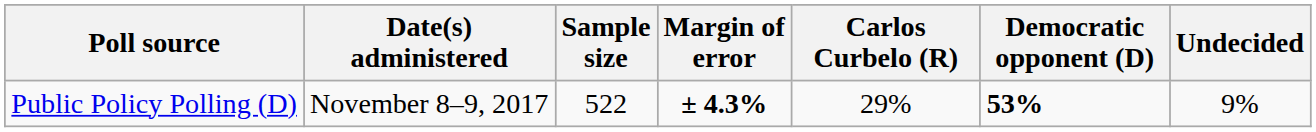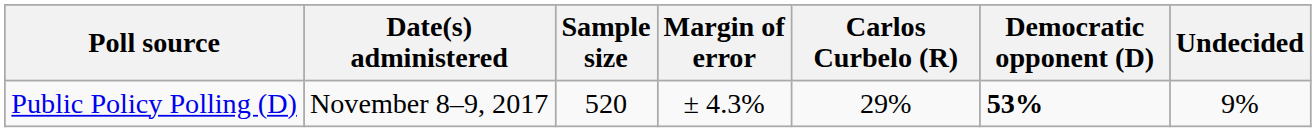(606, 103) 522 -> (606, 103) 520
(724, 103) bold -> (724, 103) normal
